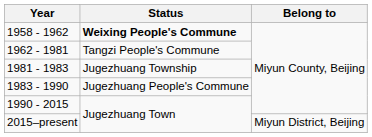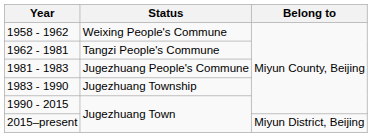(160, 31) bold -> (155, 31) normal
(140, 68) Jugezhuang Township -> (166, 68) Jugezhuang People's Commune
(166, 86) Jugezhuang People's Commune -> (140, 86) Jugezhuang Township
